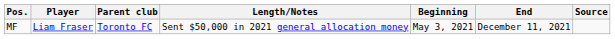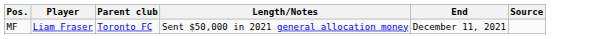- column: (443, 12)
